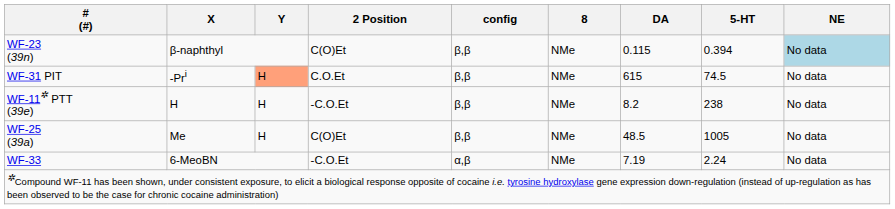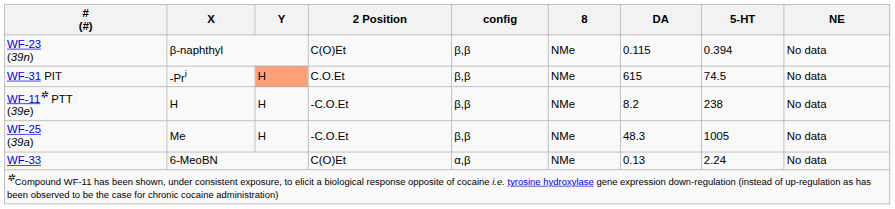(807, 50) lightblue background -> (807, 50) no background
(328, 136) C(O)Et -> (330, 136) -C.O.Et
(634, 136) 48.5 -> (634, 136) 48.3
(330, 160) -C.O.Et -> (328, 160) C(O)Et
(634, 160) 7.19 -> (634, 160) 0.13
